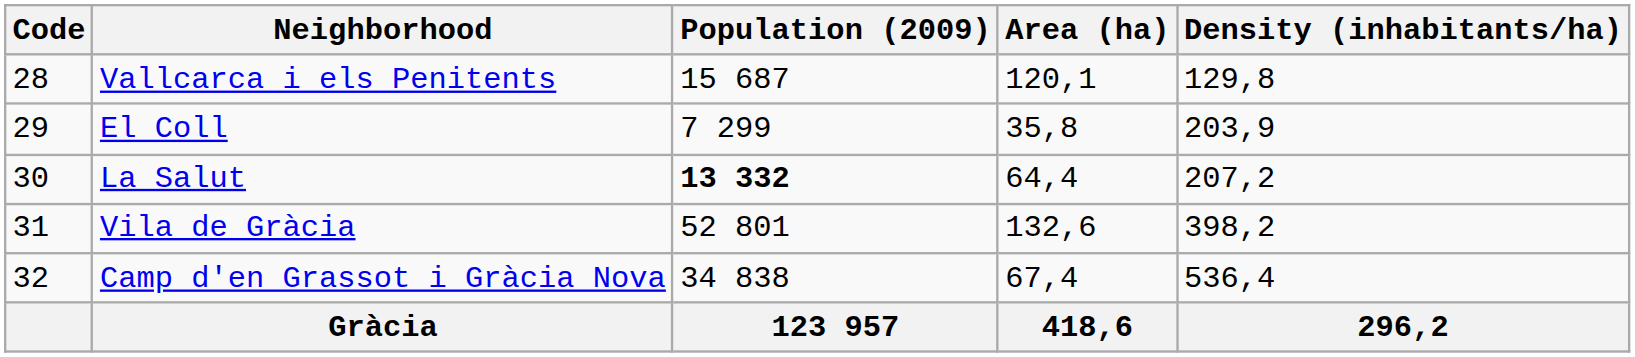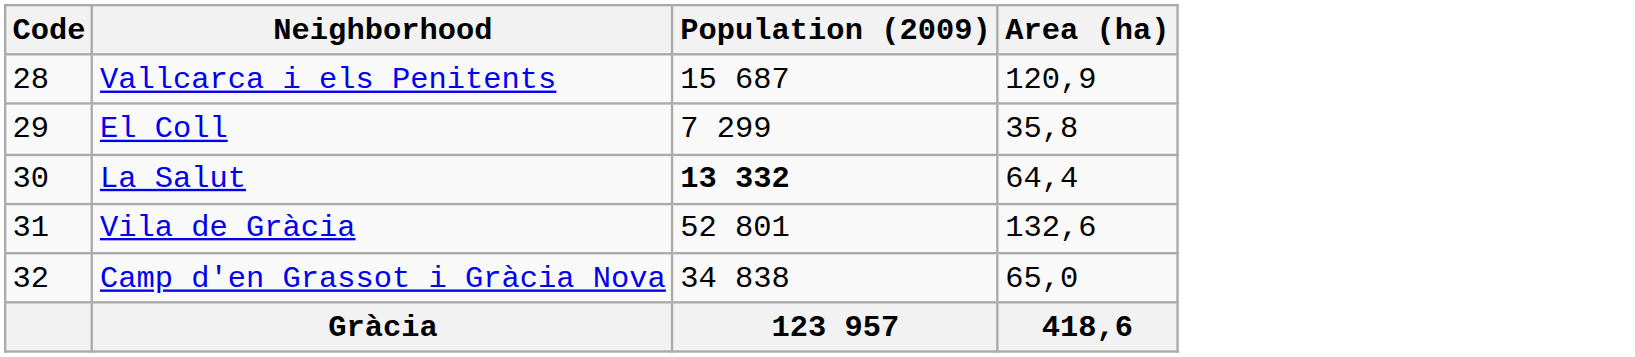- column: (1403, 30)
(1051, 80) 120,1 -> (1051, 80) 120,9
(1042, 278) 67,4 -> (1042, 278) 65,0
